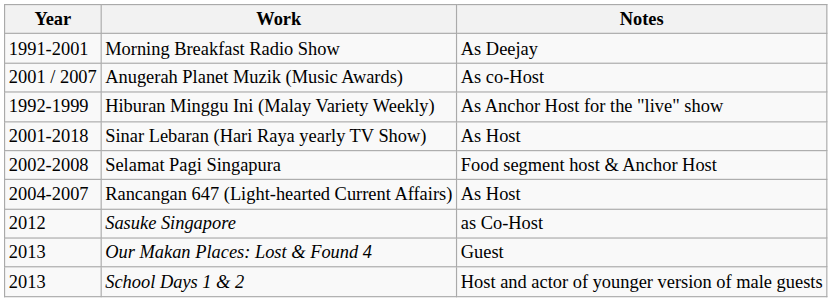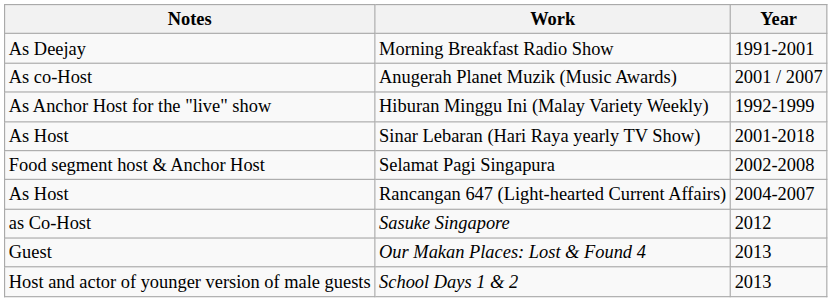columns swapped: (53, 19) <-> (642, 19)
